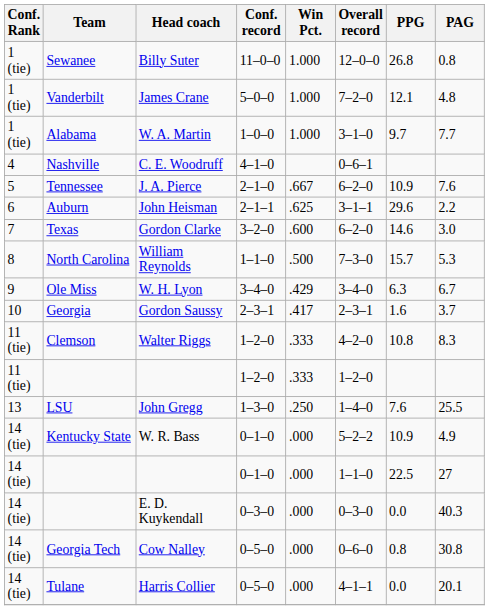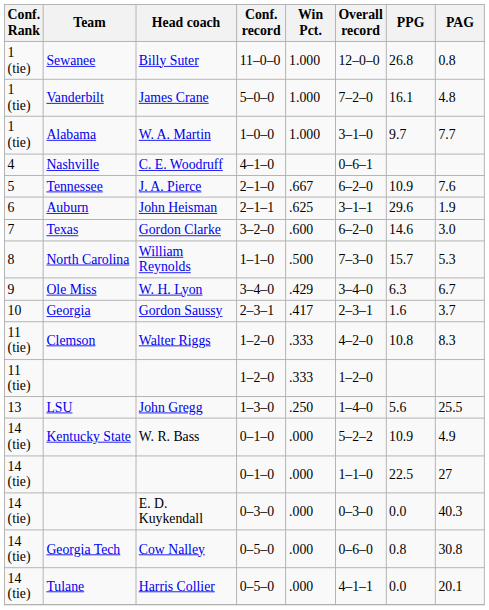(401, 97) 12.1 -> (401, 97) 16.1
(447, 208) 2.2 -> (447, 208) 1.9
(398, 407) 7.6 -> (398, 407) 5.6
